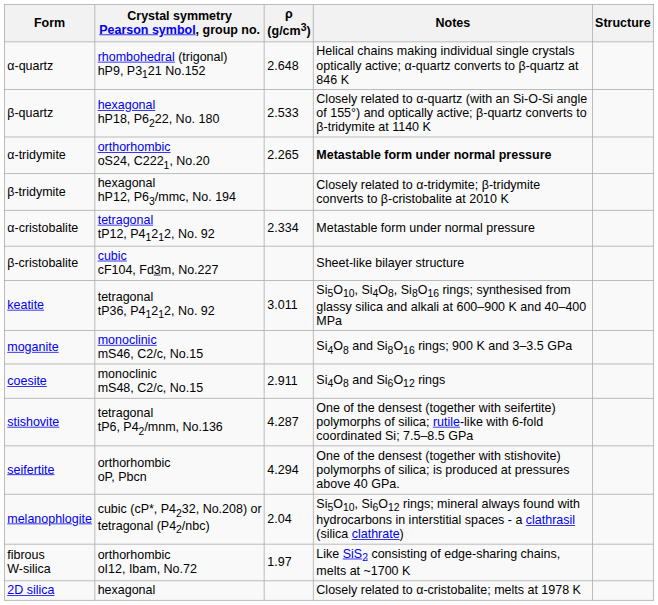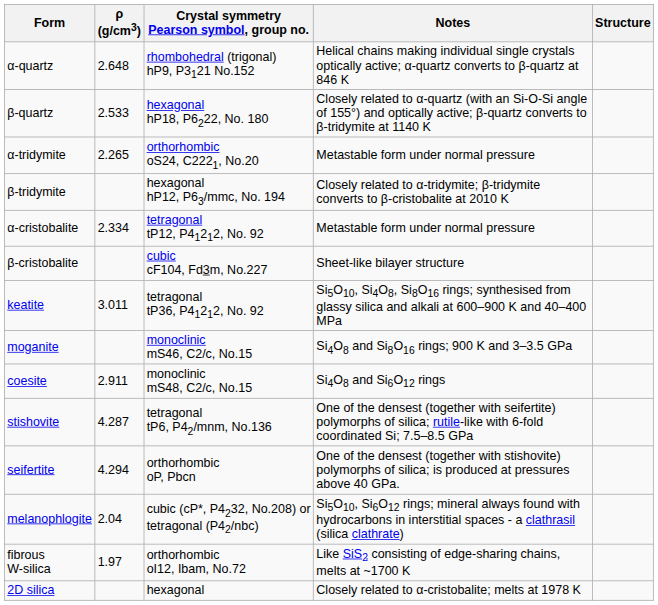columns swapped: (180, 23) <-> (289, 23)
(434, 155) bold -> (426, 155) normal
